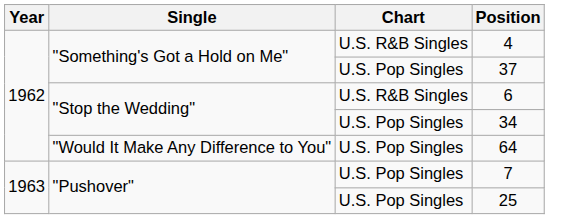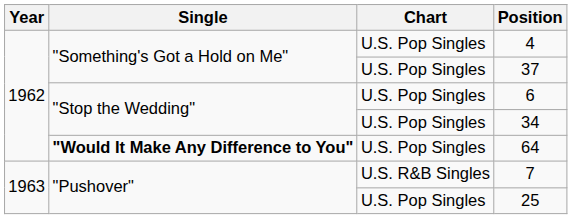(403, 43) U.S. R&B Singles -> (423, 43) U.S. Pop Singles
(403, 95) U.S. R&B Singles -> (423, 95) U.S. Pop Singles
(192, 148) normal -> (203, 148) bold
(401, 174) U.S. Pop Singles -> (425, 174) U.S. R&B Singles
